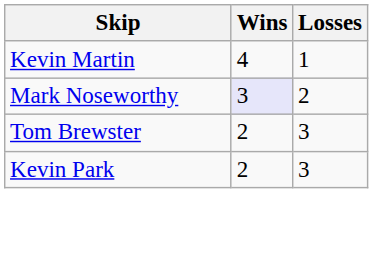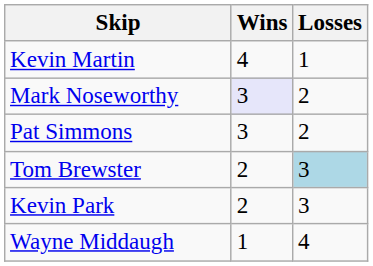+ row: (71, 132)
(304, 132) no background -> (304, 168) lightblue background
+ row: (92, 242)
